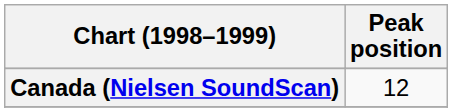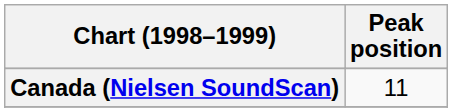(396, 87) 12 -> (396, 87) 11
